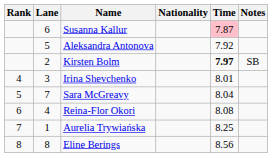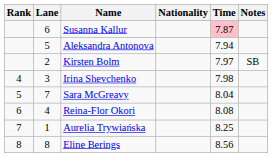(224, 45) 7.92 -> (224, 45) 7.94
(224, 62) bold -> (224, 62) normal
(224, 78) 8.01 -> (224, 78) 7.98
